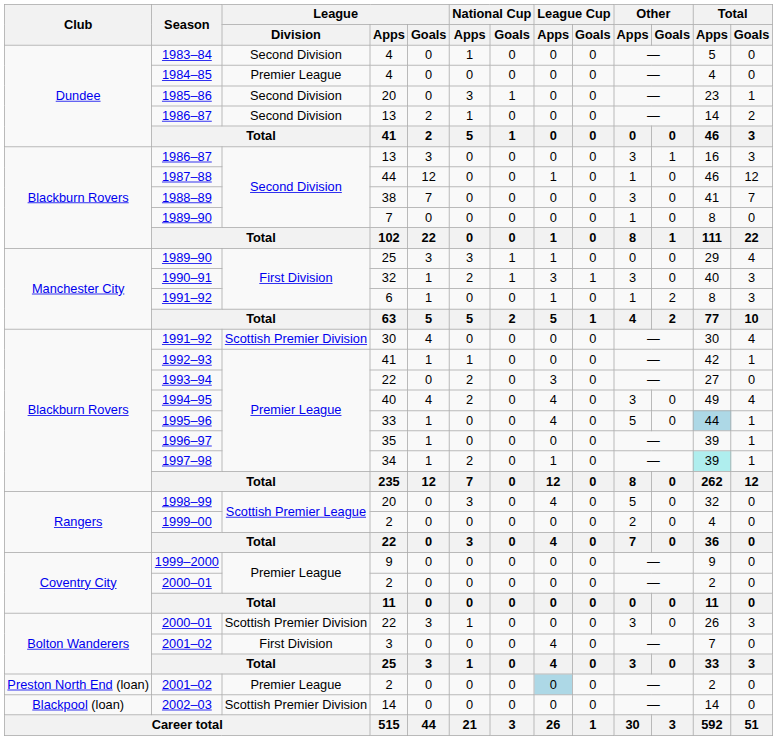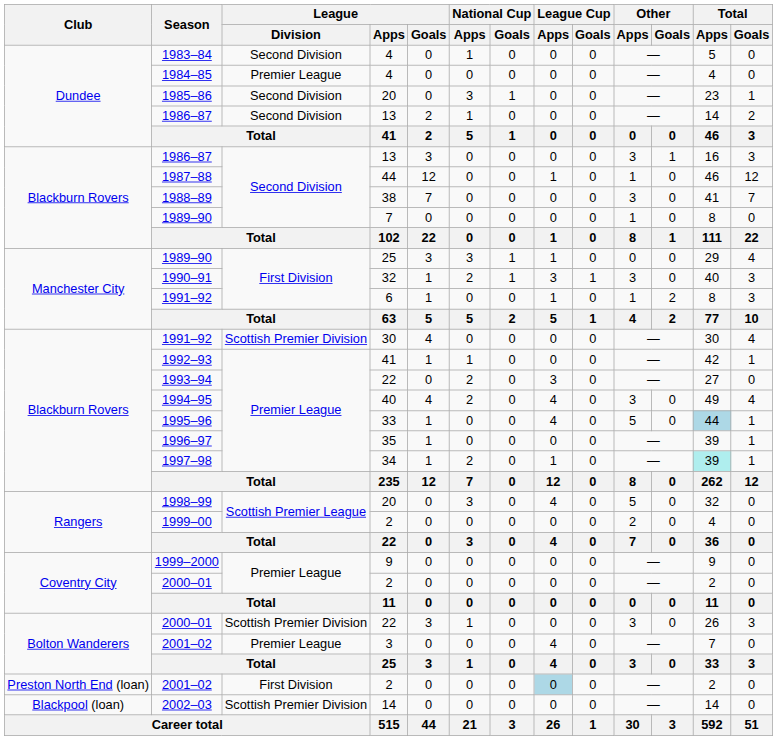(296, 643) First Division -> (296, 643) Premier League
(296, 684) Premier League -> (296, 684) First Division
